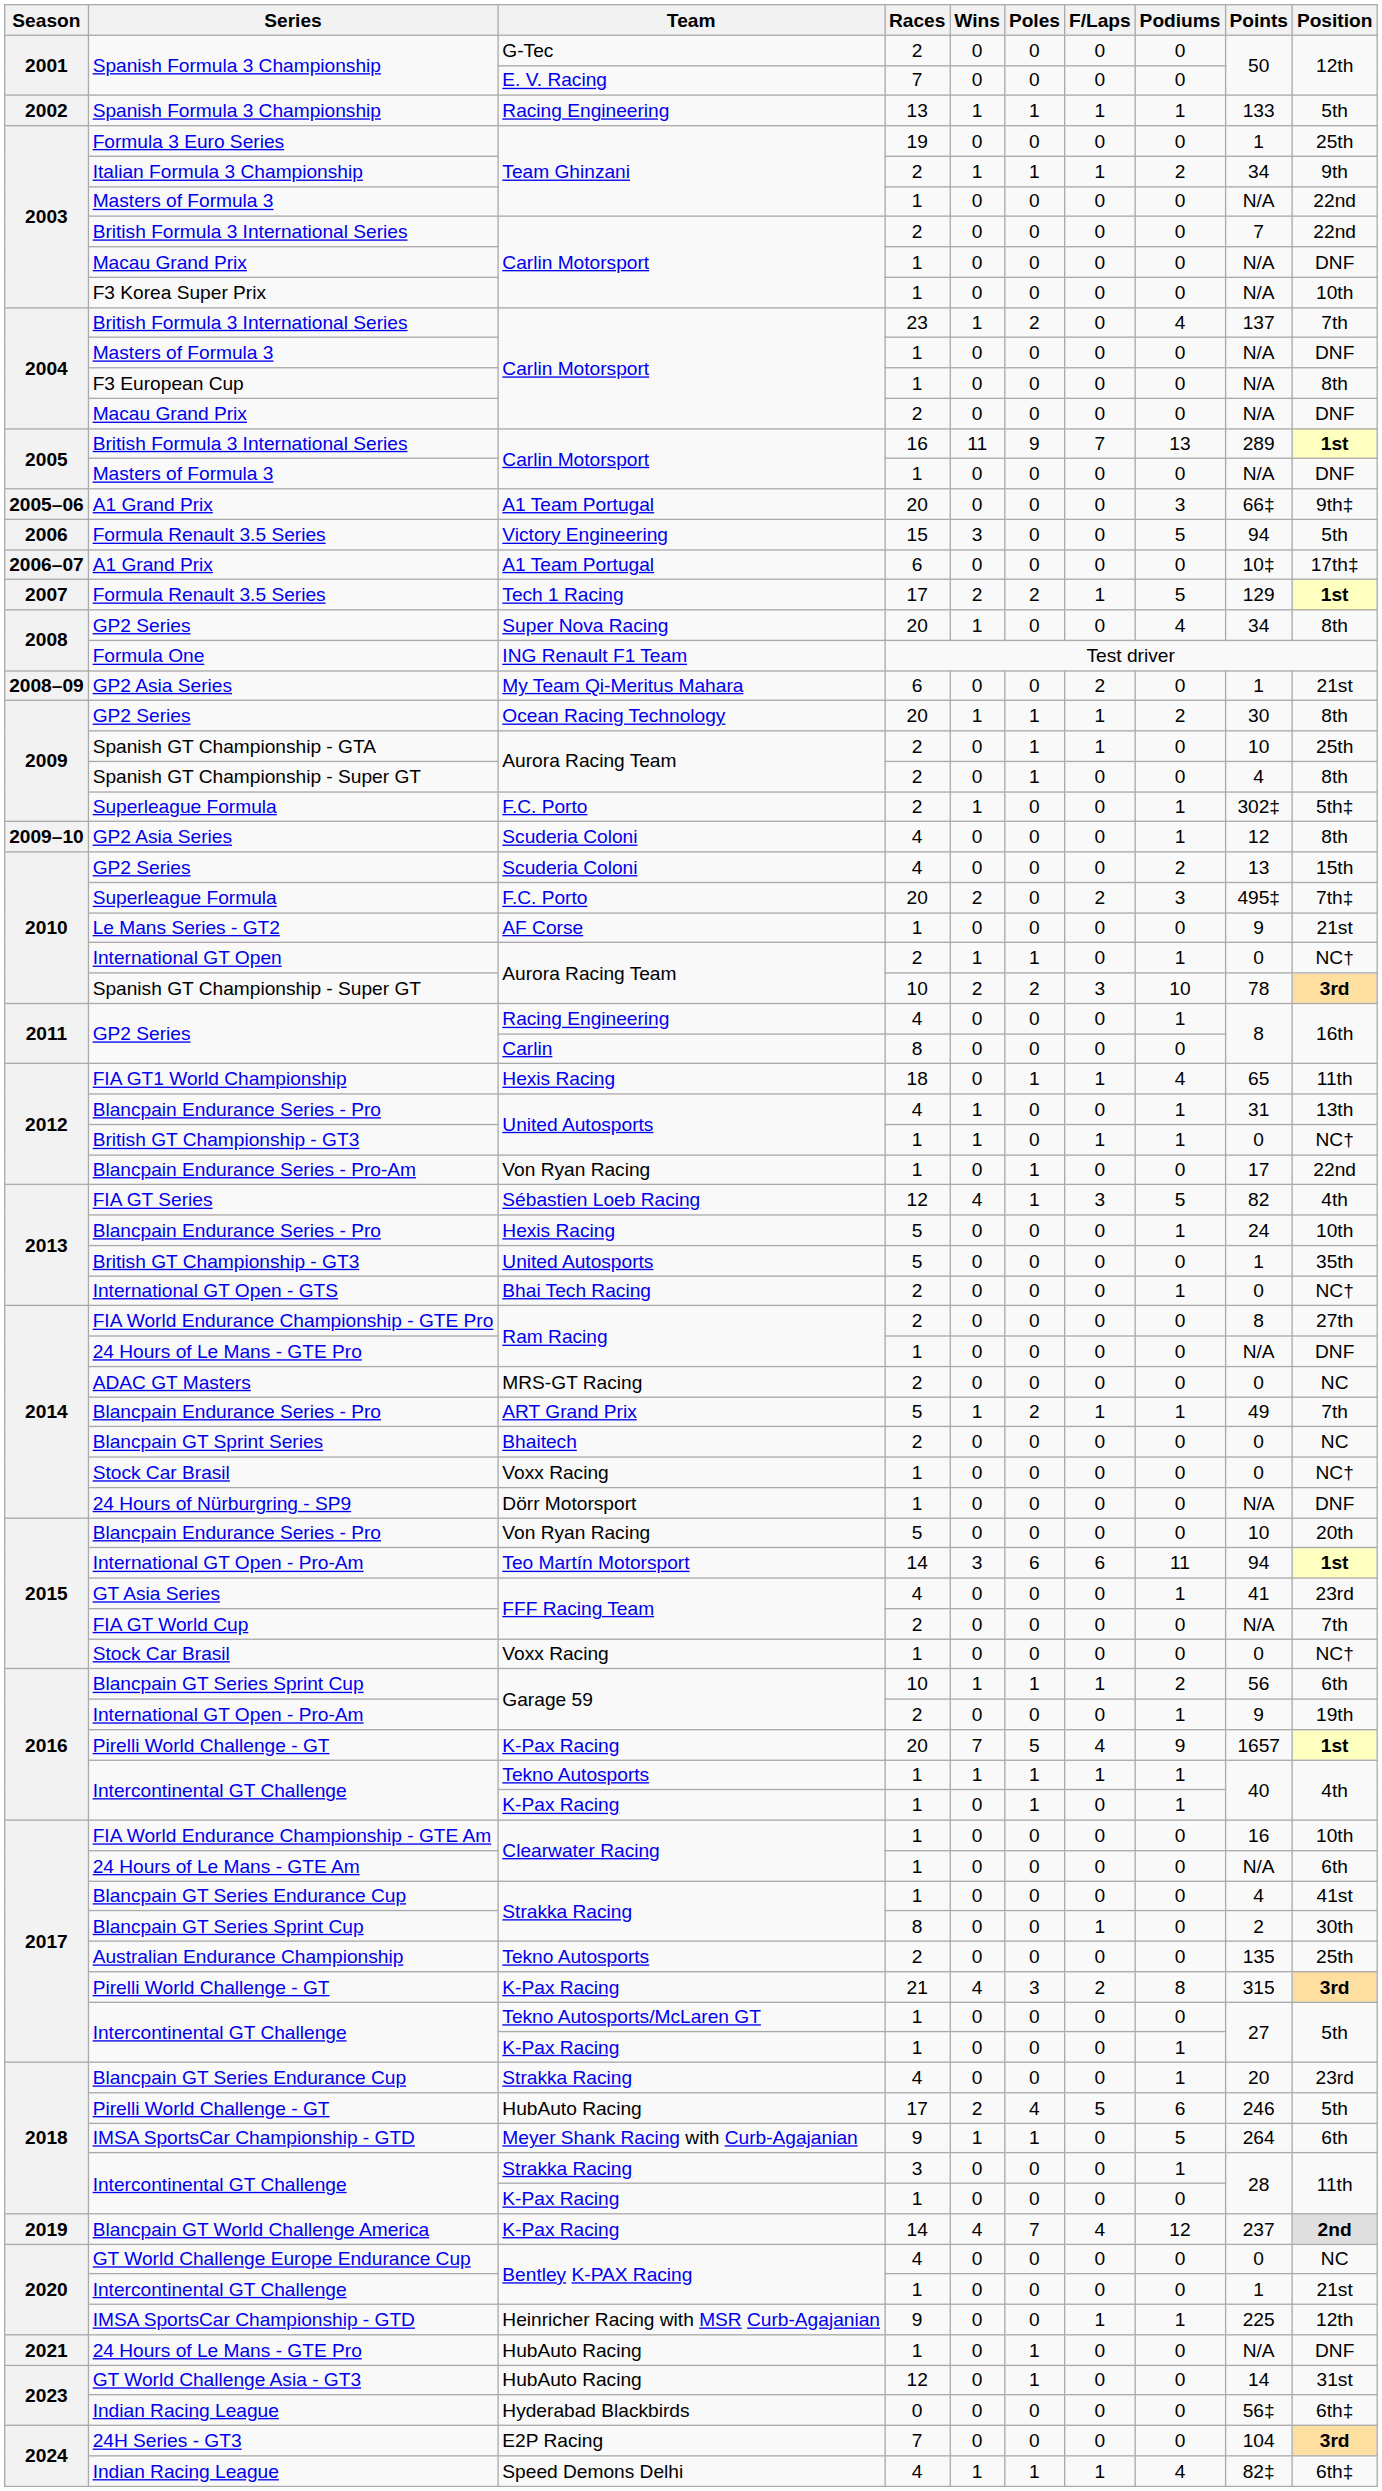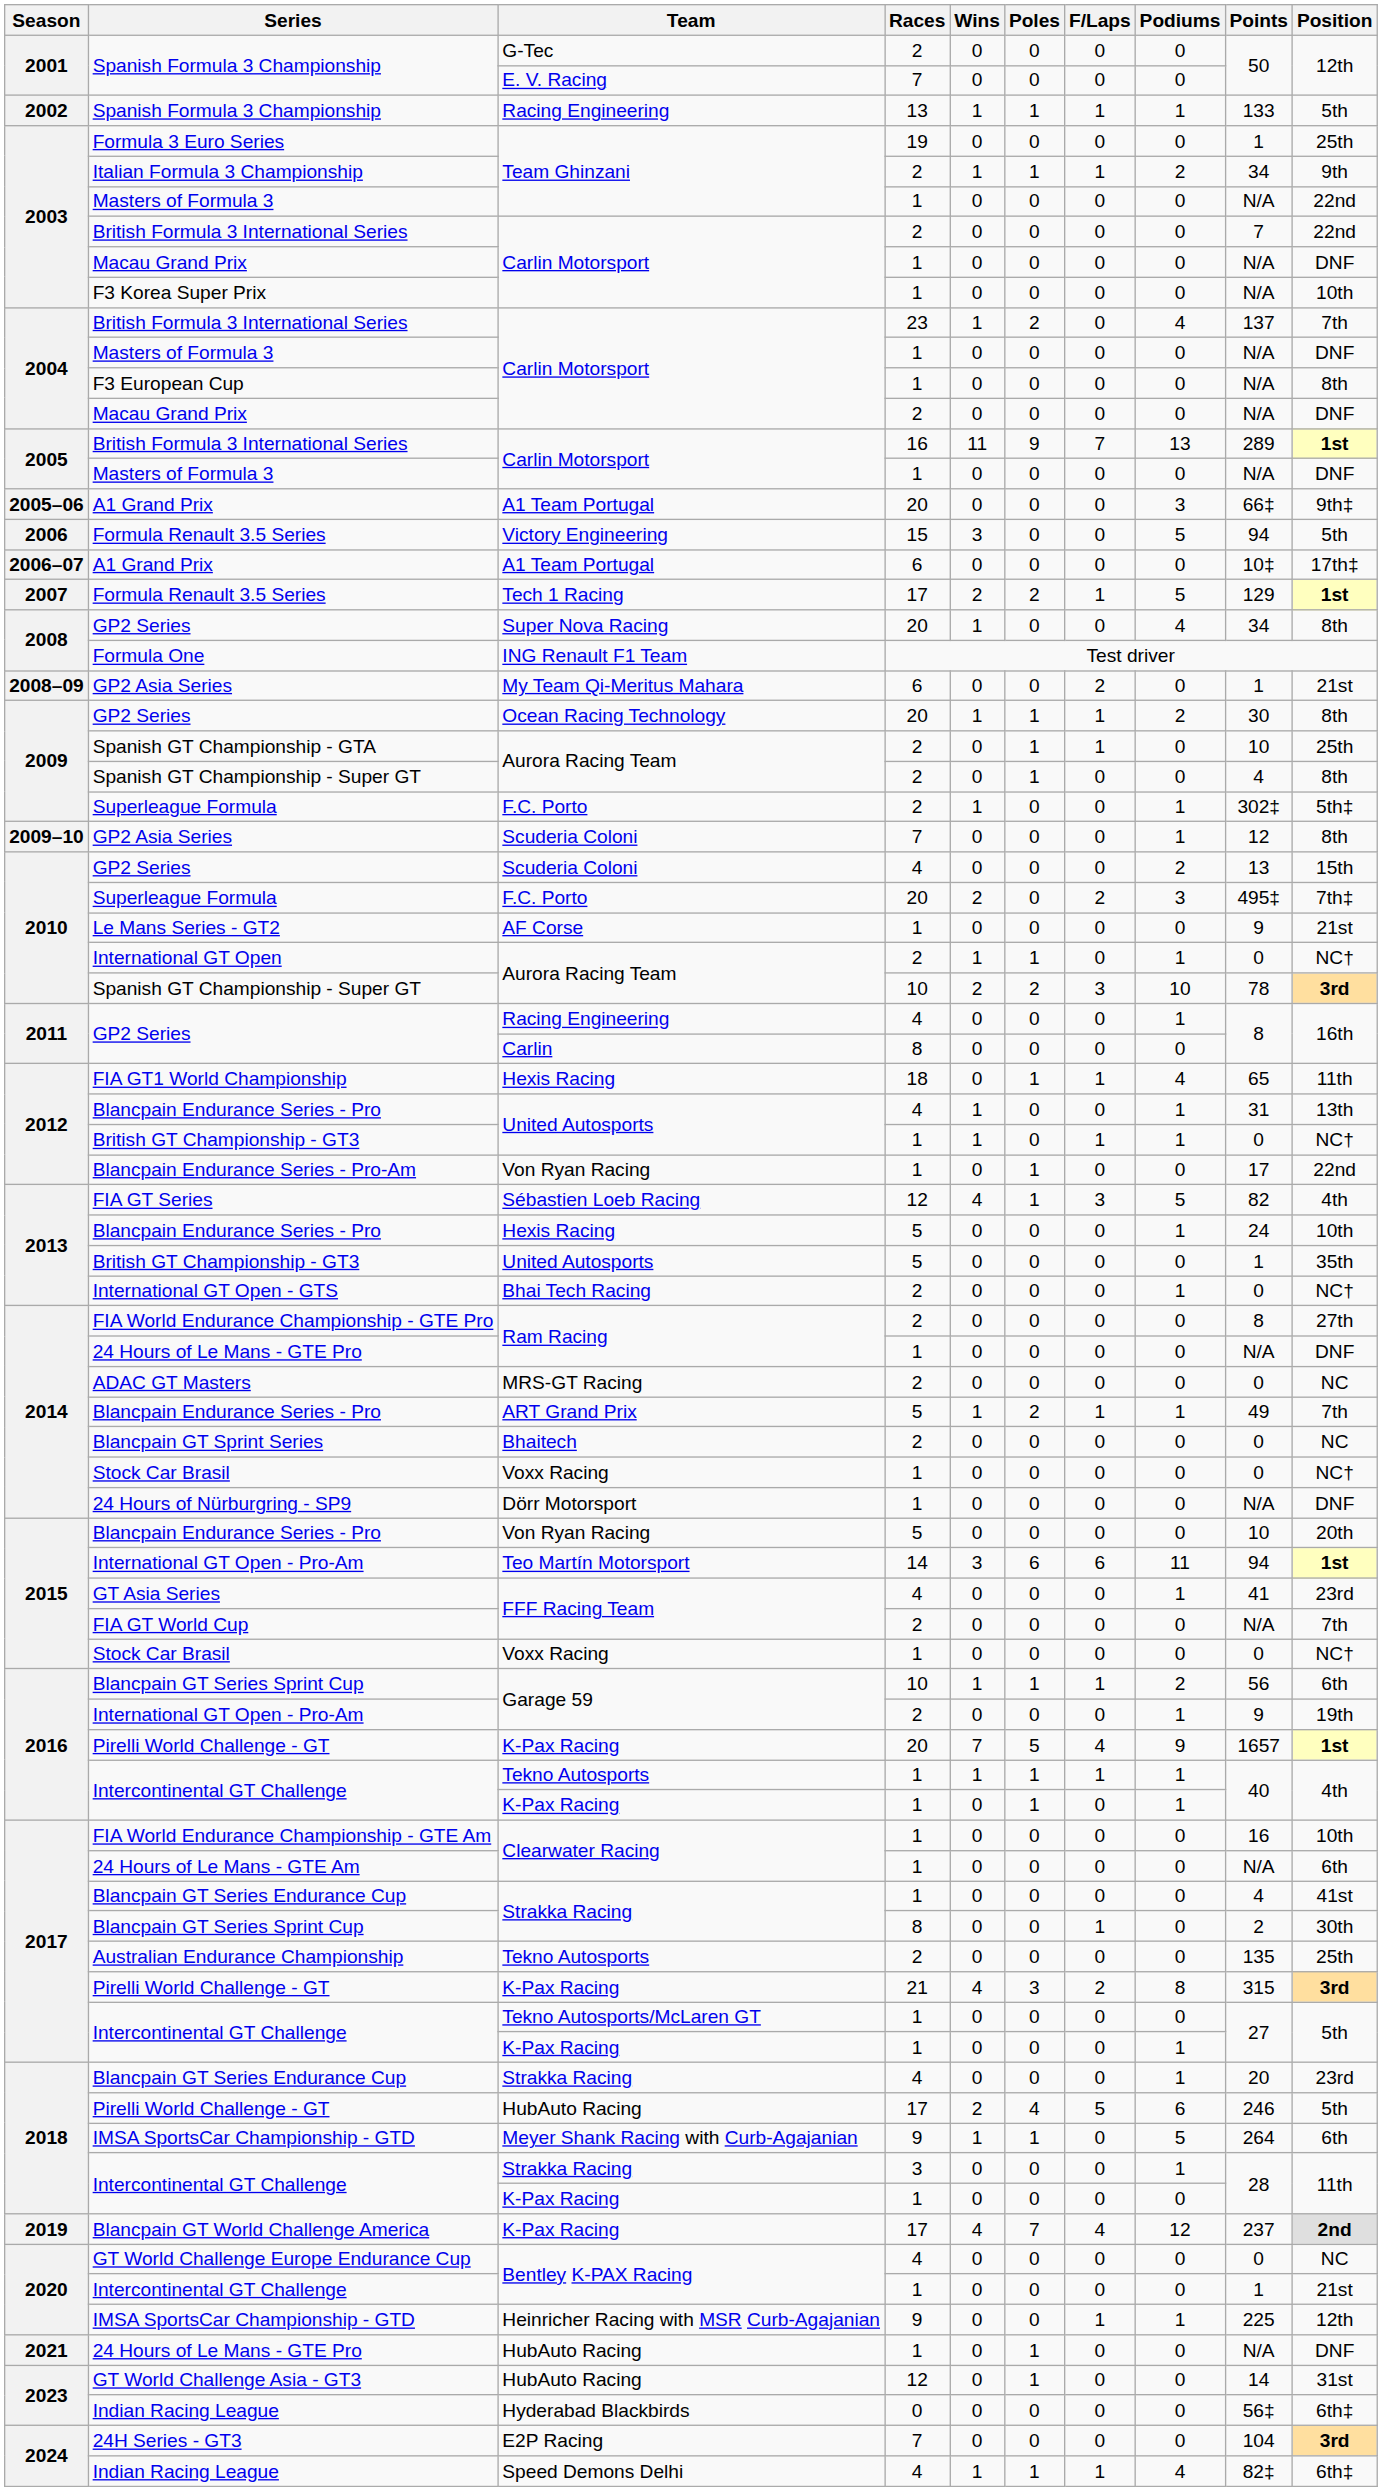(917, 837) 4 -> (917, 837) 7
(917, 2229) 14 -> (917, 2229) 17
